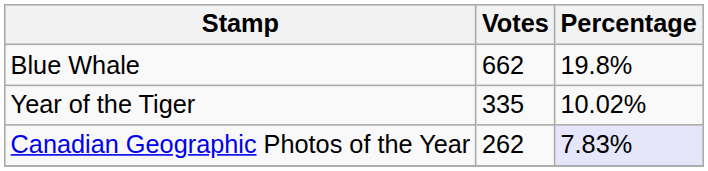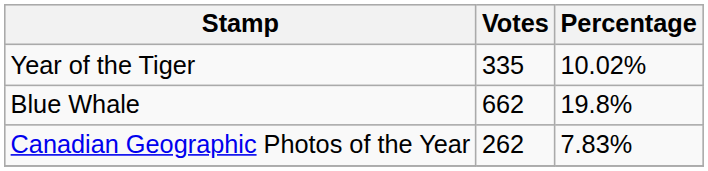rows swapped: (75, 64) <-> (103, 104)
(596, 144) lavender background -> (596, 144) no background
